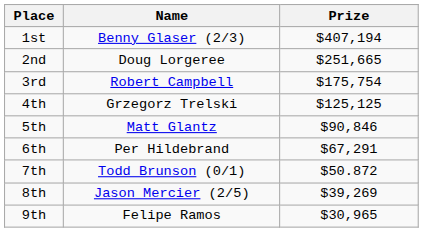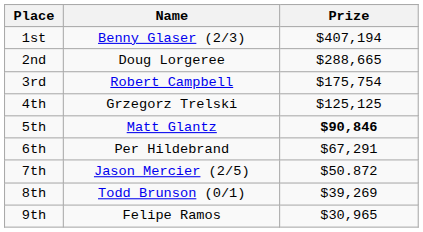(349, 60) $251,665 -> (349, 60) $288,665
(349, 127) normal -> (349, 127) bold
(172, 171) Todd Brunson (0/1) -> (172, 171) Jason Mercier (2/5)
(172, 194) Jason Mercier (2/5) -> (172, 194) Todd Brunson (0/1)
